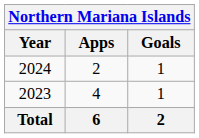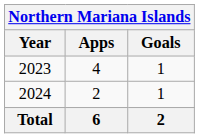rows swapped: (35, 94) <-> (35, 68)
